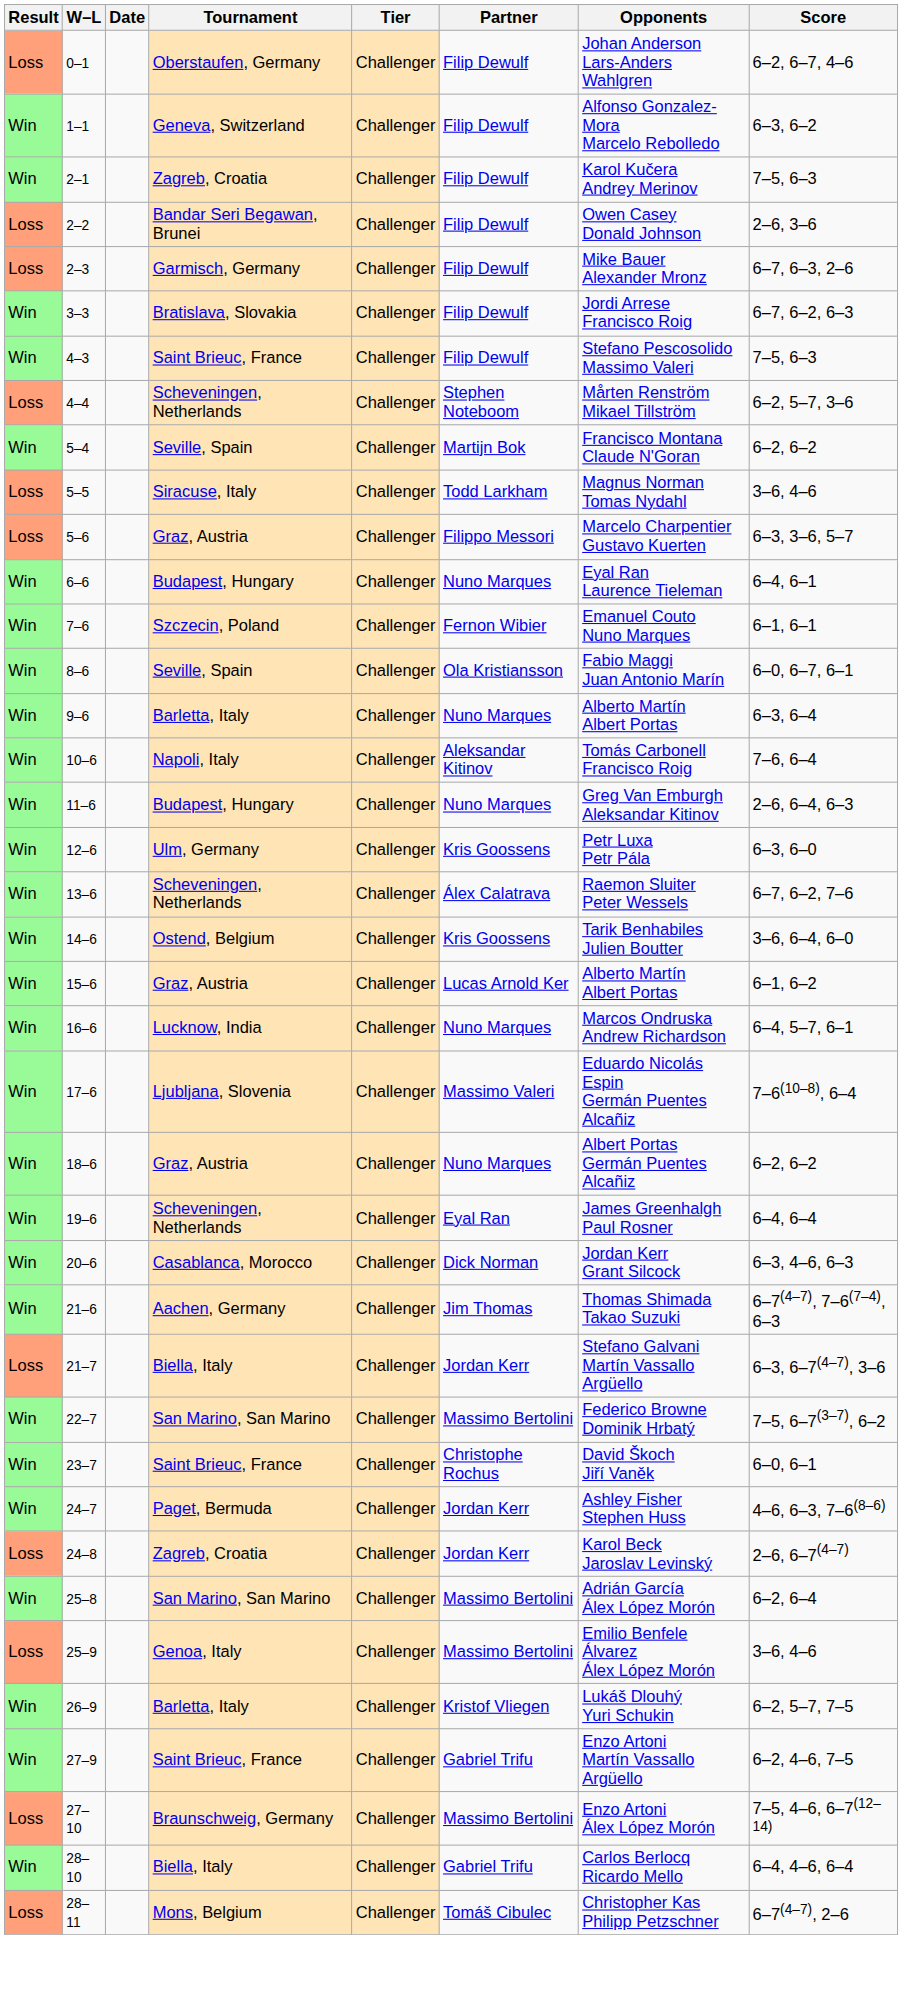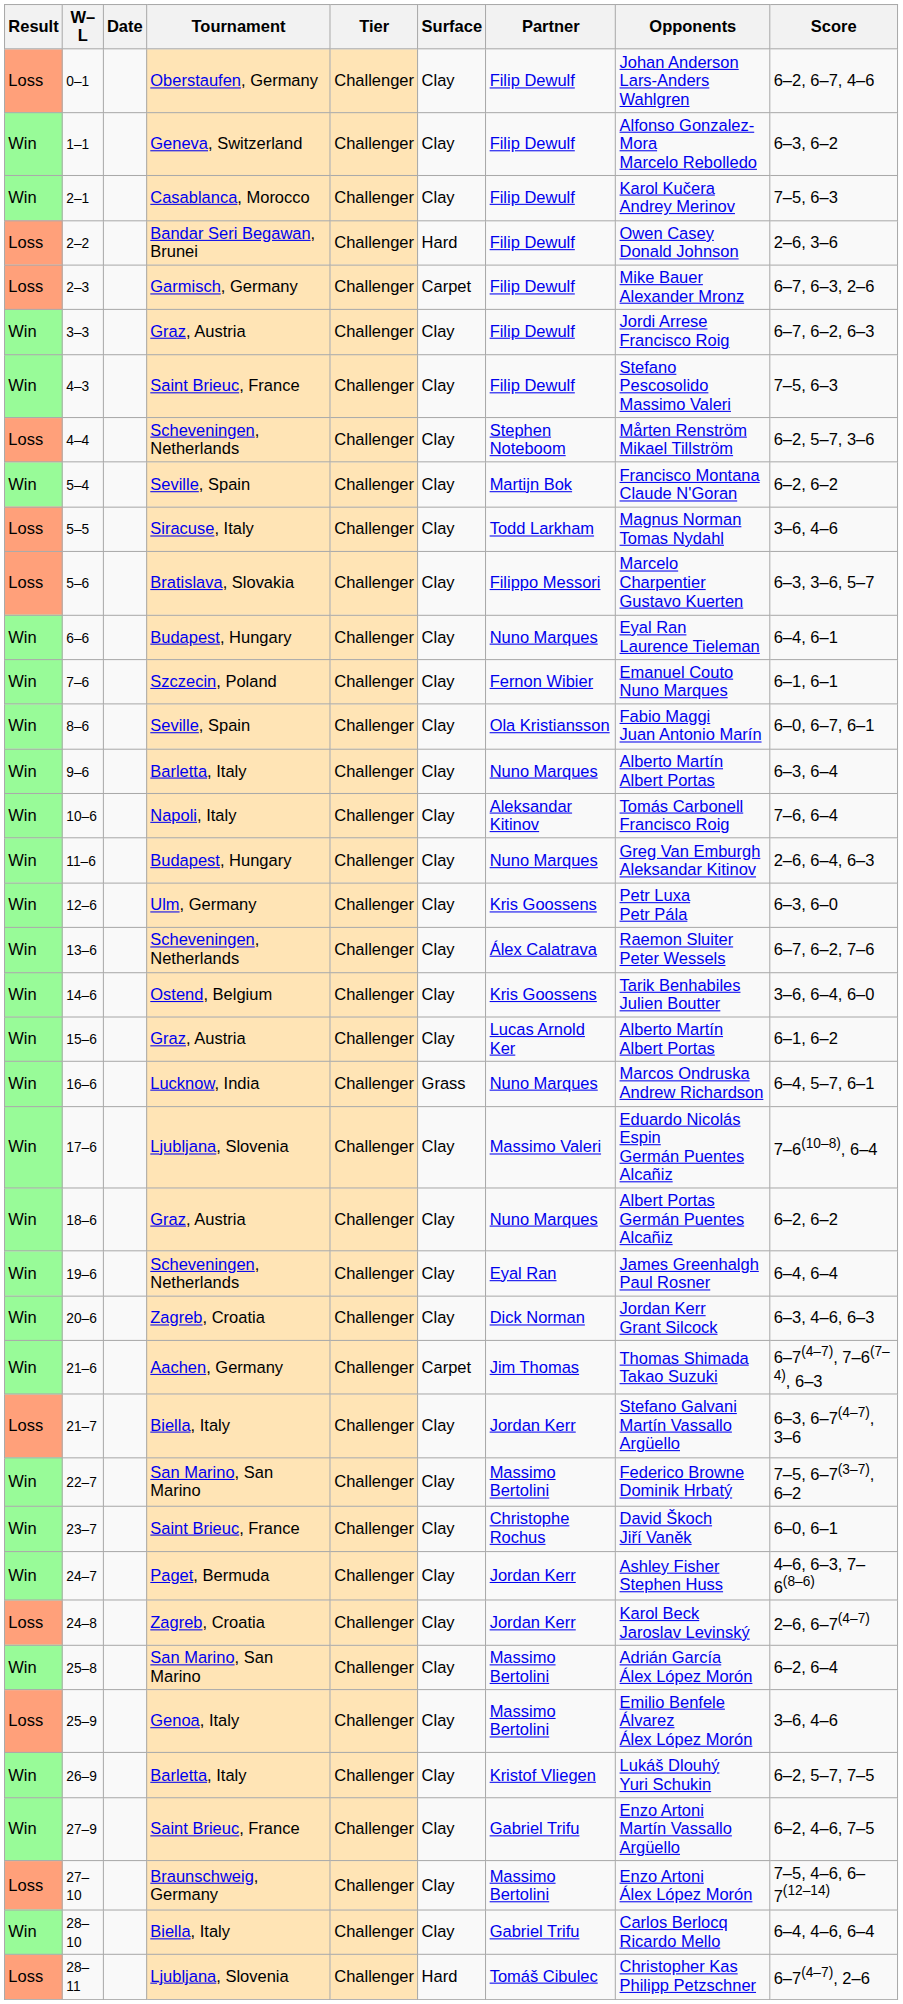+ column: (452, 26)
(210, 179) Zagreb, Croatia -> (230, 197) Casablanca, Morocco
(225, 313) Bratislava, Slovakia -> (198, 331) Graz, Austria
(200, 536) Graz, Austria -> (222, 583) Bratislava, Slovakia
(232, 1262) Casablanca, Morocco -> (208, 1318) Zagreb, Croatia
(207, 1912) Mons, Belgium -> (219, 1976) Ljubljana, Slovenia
